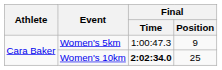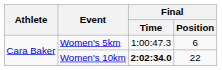(195, 43) 9 -> (195, 43) 6
(195, 58) 25 -> (195, 58) 22
